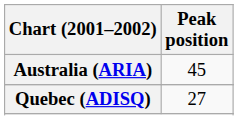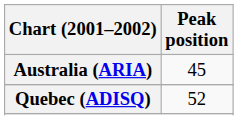(197, 98) 27 -> (197, 98) 52
